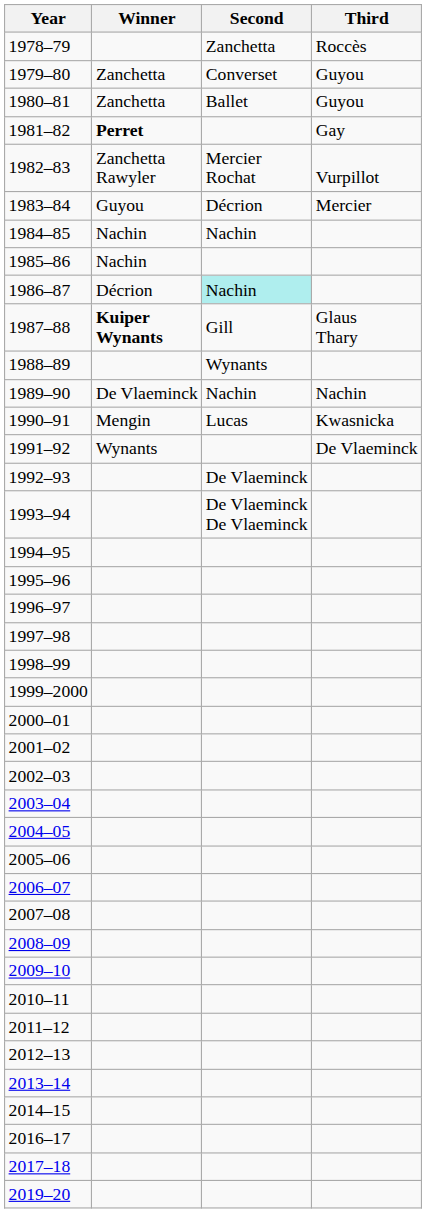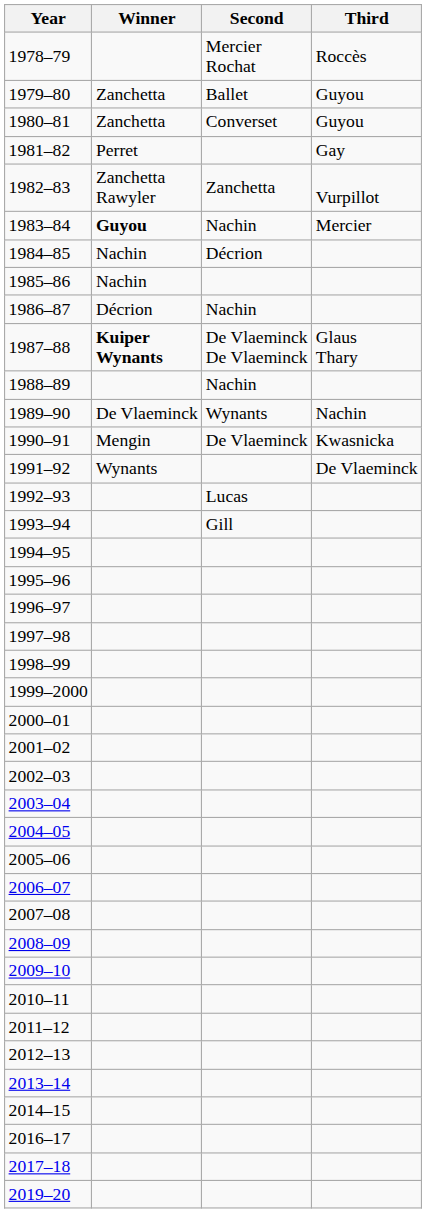(241, 46) Zanchetta -> (234, 56) Mercier Rochat
(242, 74) Converset -> (227, 94) Ballet
(227, 102) Ballet -> (242, 121) Converset
(120, 130) bold -> (117, 149) normal
(234, 167) Mercier Rochat -> (241, 187) Zanchetta
(120, 205) normal -> (121, 225) bold
(234, 205) Décrion -> (231, 225) Nachin
(231, 233) Nachin -> (234, 253) Décrion
(231, 289) paleturquoise background -> (231, 309) no background
(220, 327) Gill -> (257, 347) De Vlaeminck De Vlaeminck
(237, 365) Wynants -> (231, 384) Nachin
(231, 393) Nachin -> (237, 412) Wynants
(227, 420) Lucas -> (257, 440) De Vlaeminck
(257, 476) De Vlaeminck -> (227, 496) Lucas
(257, 514) De Vlaeminck De Vlaeminck -> (220, 524) Gill
